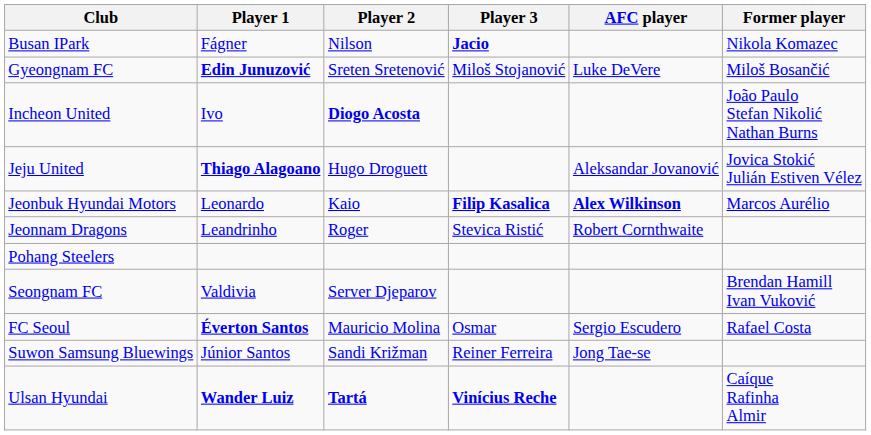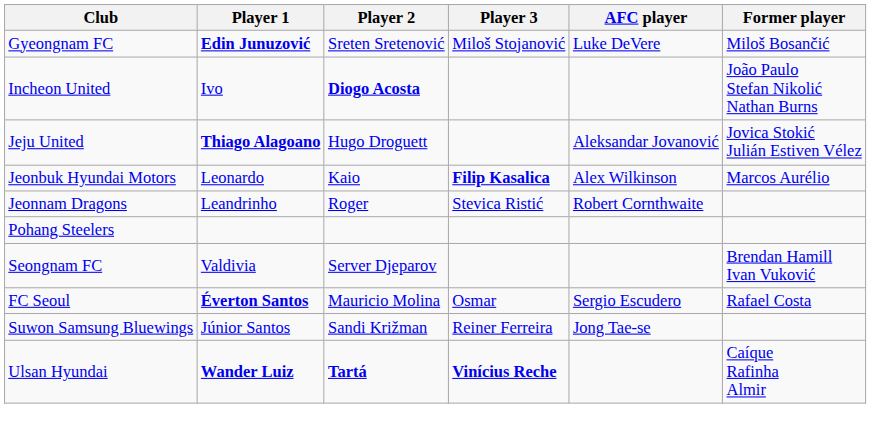- row: (49, 43)
(627, 203) bold -> (625, 177) normal
